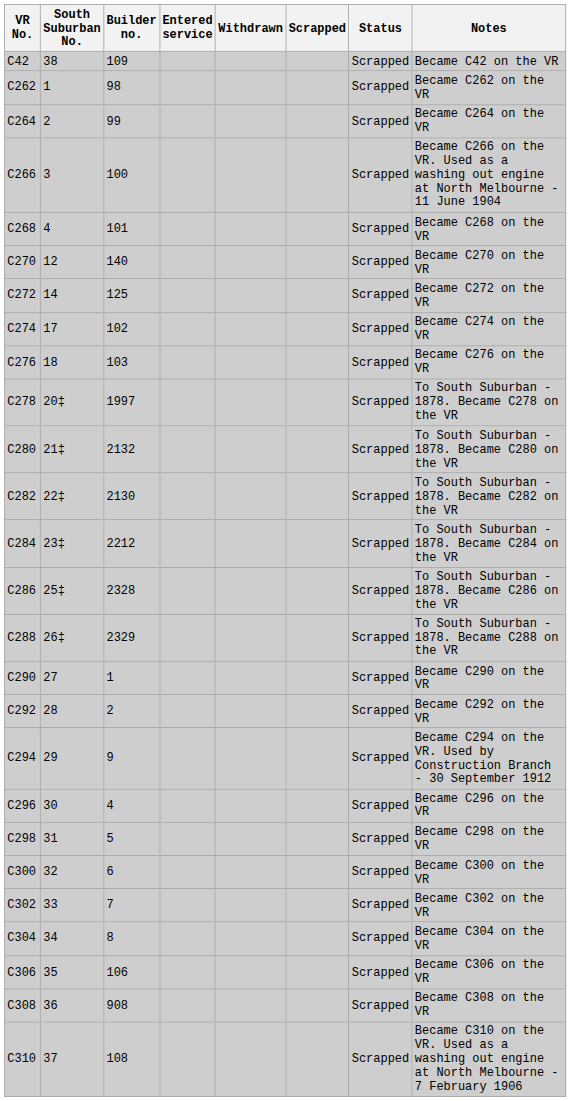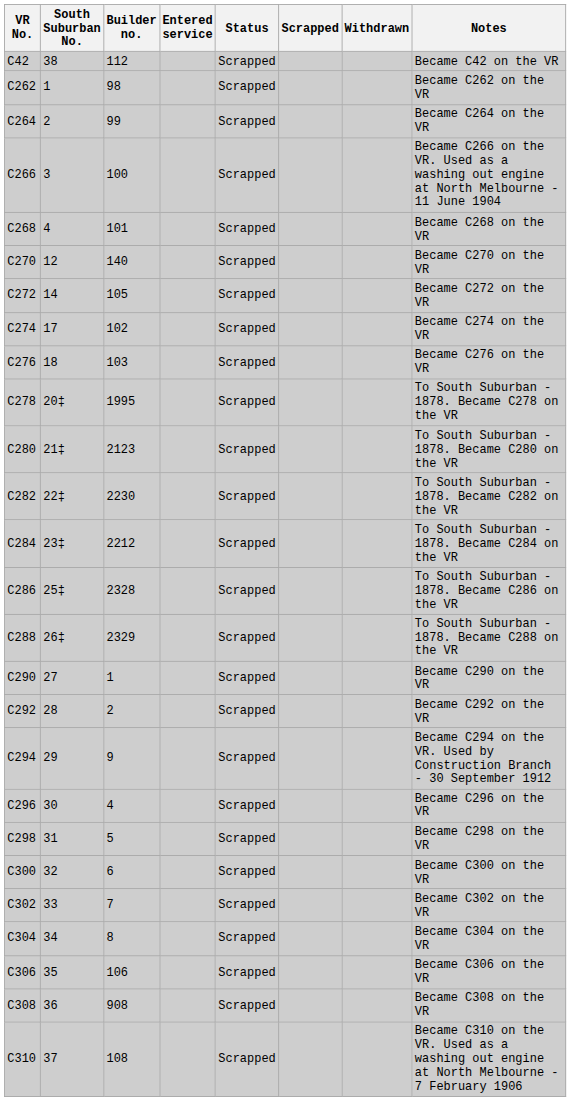columns swapped: (251, 28) <-> (380, 28)
(117, 61) 109 -> (117, 61) 112
(117, 296) 125 -> (117, 296) 105
(121, 402) 1997 -> (121, 402) 1995
(121, 449) 2132 -> (121, 449) 2123
(121, 497) 2130 -> (121, 497) 2230
